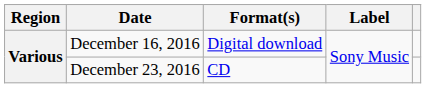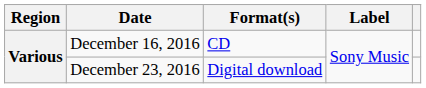(265, 43) Digital download -> (219, 43) CD
(219, 69) CD -> (265, 69) Digital download
